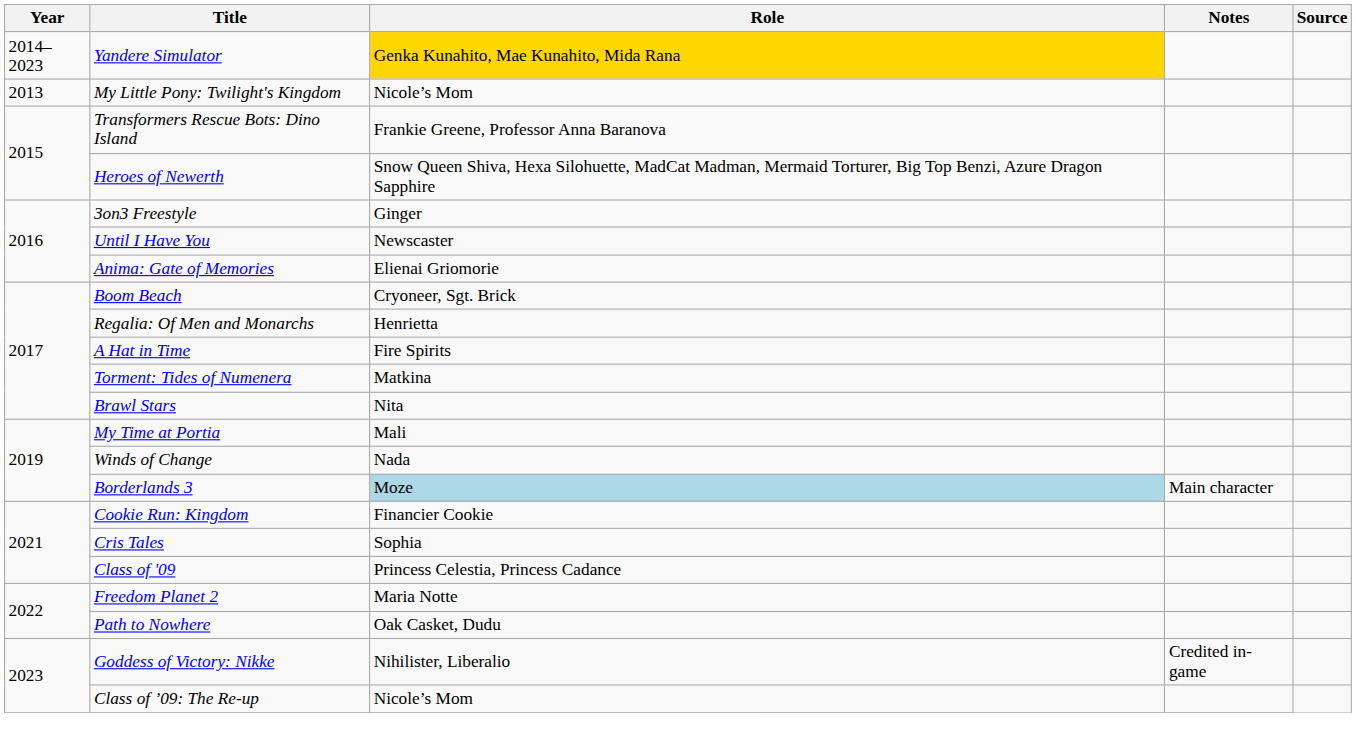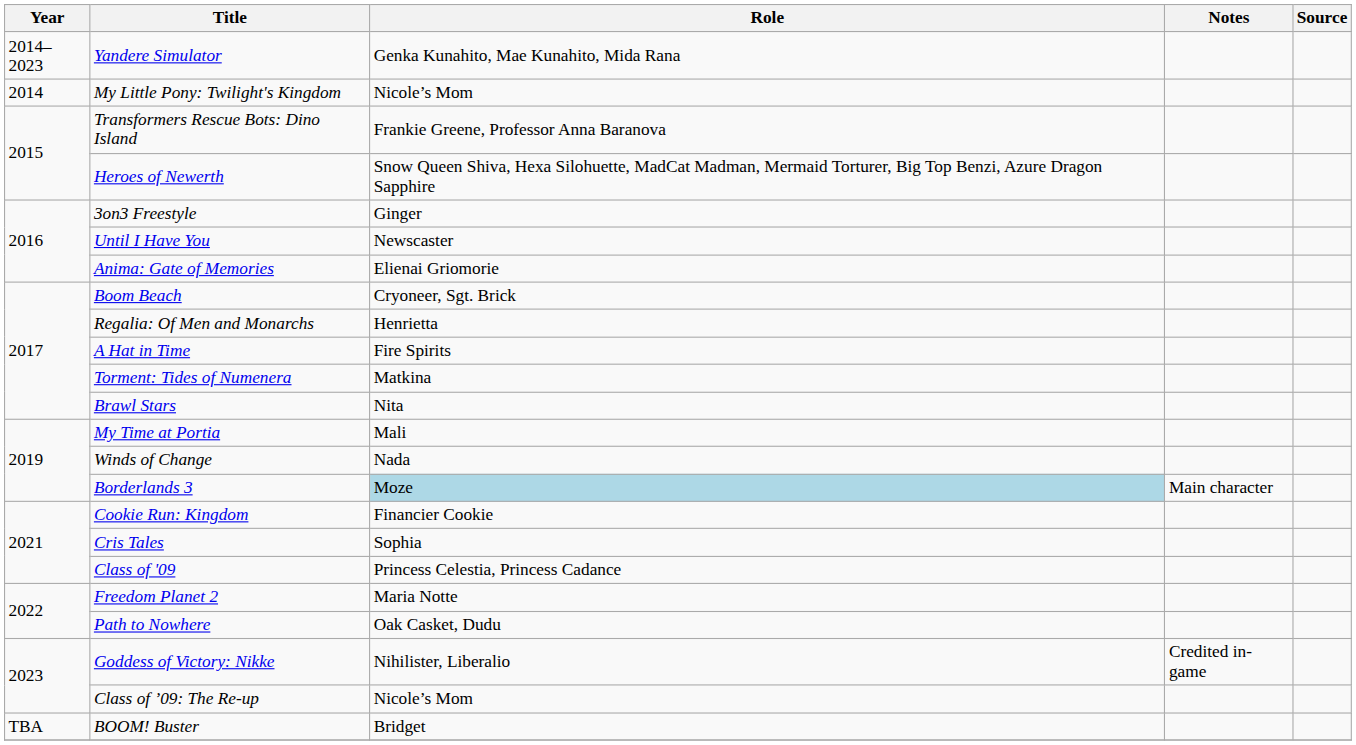(527, 55) gold background -> (527, 55) no background
(26, 92) 2013 -> (26, 92) 2014
+ row: (146, 726)
